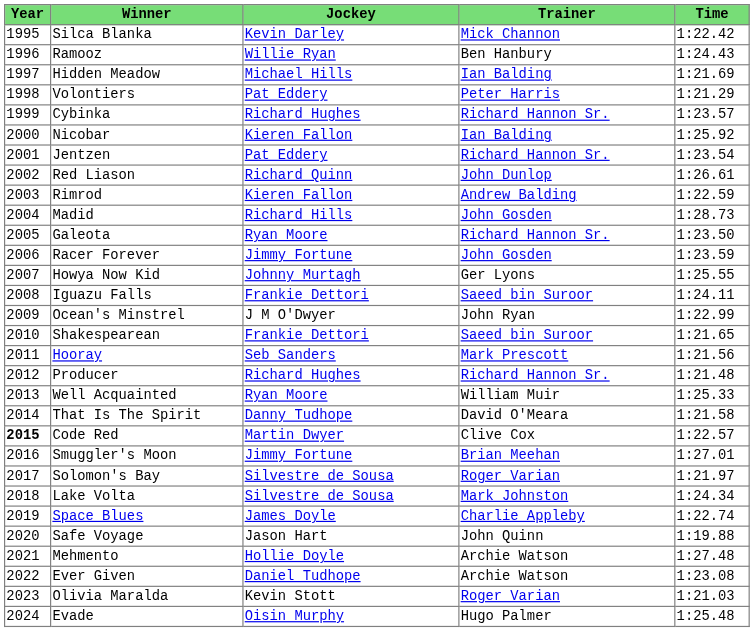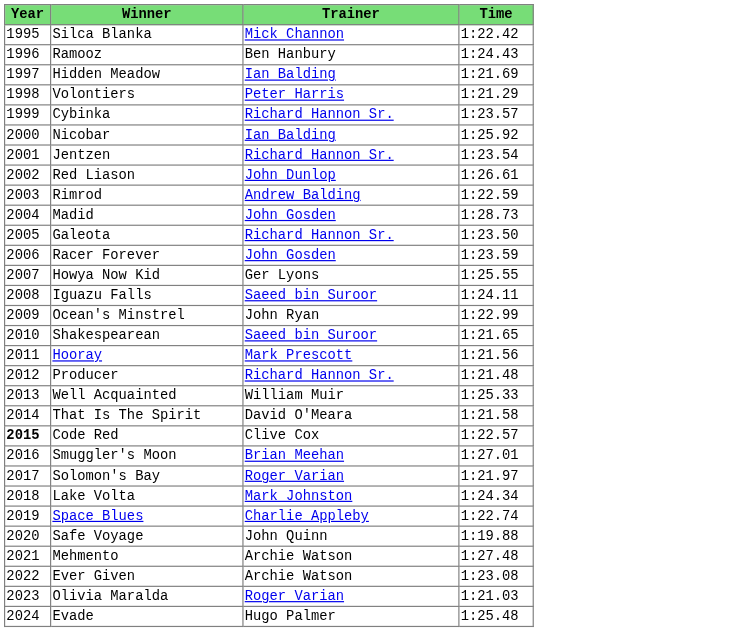- column: (351, 15)
